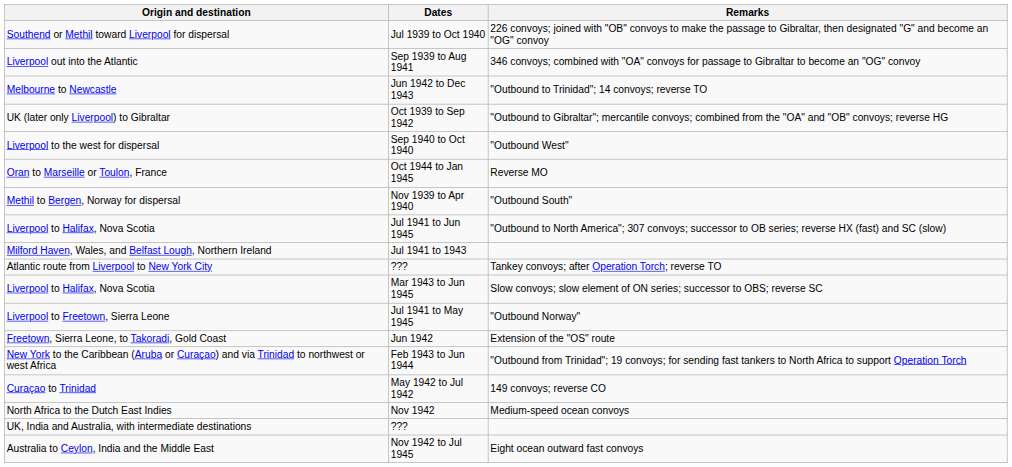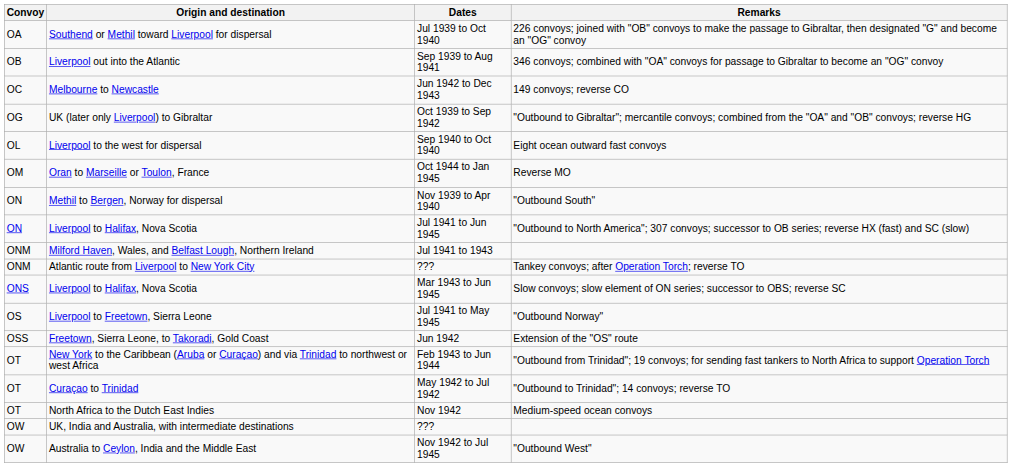+ column: (25, 12)
(599, 90) "Outbound to Trinidad"; 14 convoys; reverse TO -> (571, 90) 149 convoys; reverse CO
(529, 145) "Outbound West" -> (590, 145) Eight ocean outward fast convoys
(548, 388) 149 convoys; reverse CO -> (622, 388) "Outbound to Trinidad"; 14 convoys; reverse TO
(567, 448) Eight ocean outward fast convoys -> (552, 448) "Outbound West"
